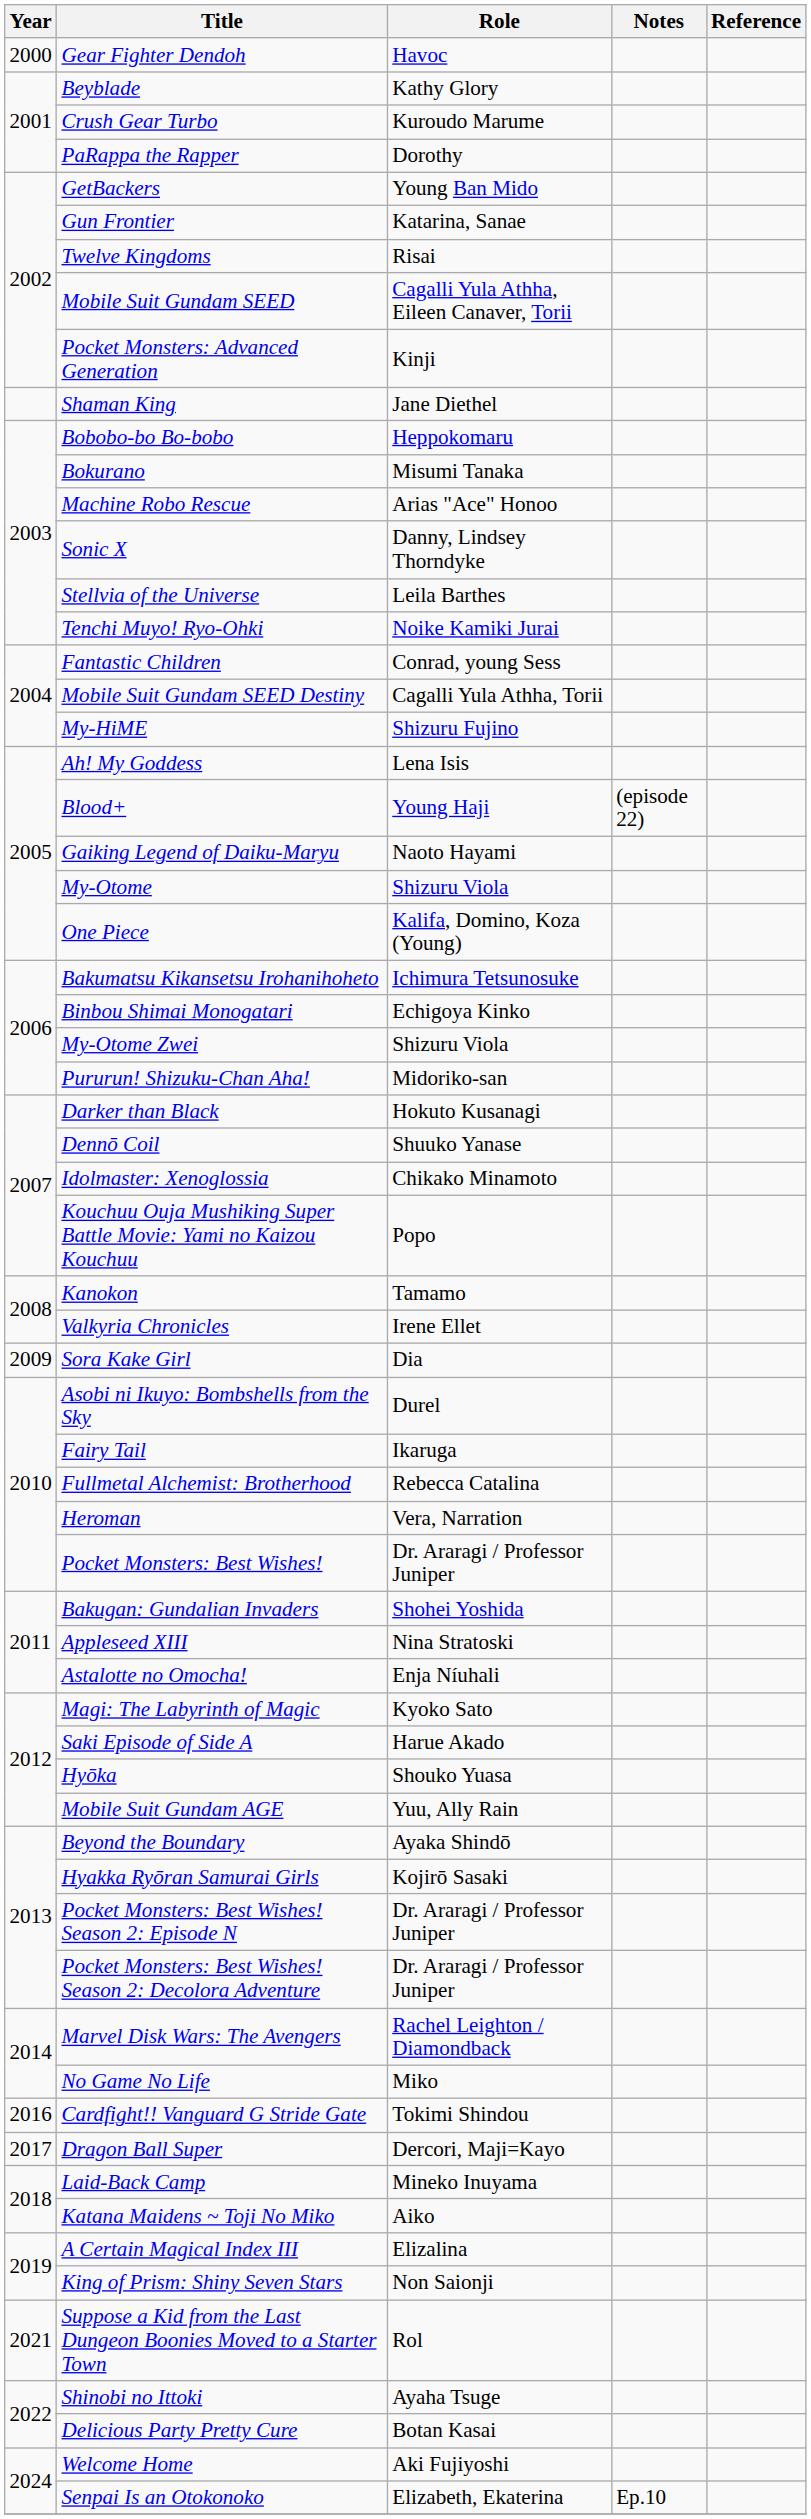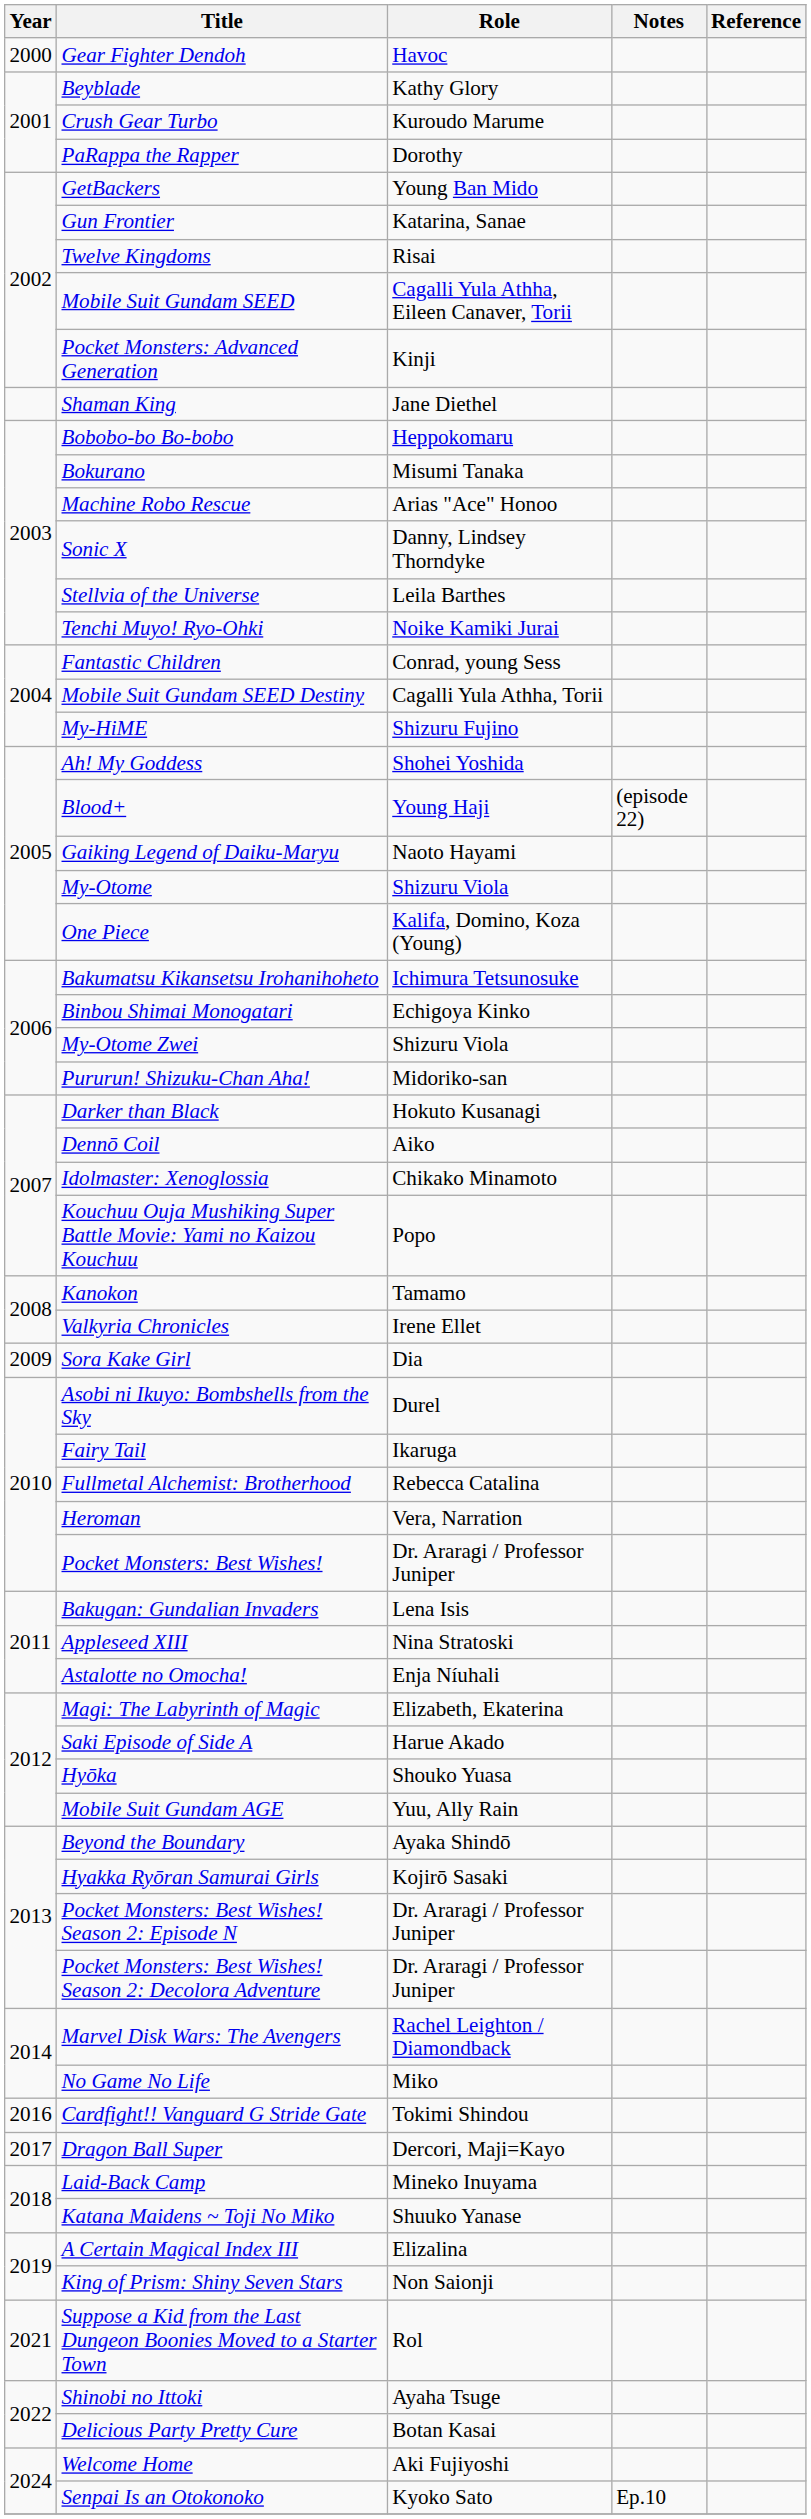(431, 762) Lena Isis -> (458, 762) Shohei Yoshida
(457, 1144) Shuuko Yanase -> (413, 1144) Aiko
(458, 1608) Shohei Yoshida -> (431, 1608) Lena Isis
(442, 1708) Kyoko Sato -> (478, 1708) Elizabeth, Ekaterina
(413, 2215) Aiko -> (457, 2215) Shuuko Yanase
(478, 2497) Elizabeth, Ekaterina -> (442, 2497) Kyoko Sato
